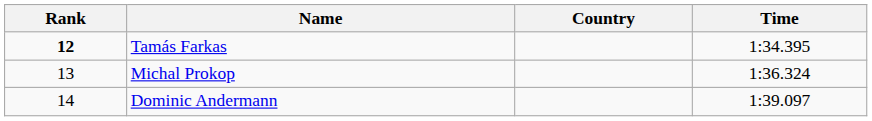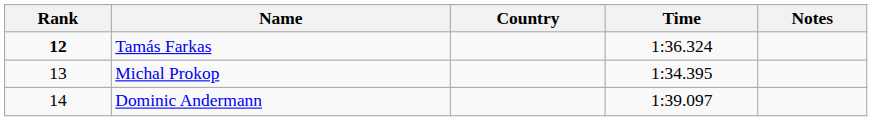+ column: (812, 18)
(780, 45) 1:34.395 -> (682, 45) 1:36.324
(780, 73) 1:36.324 -> (682, 73) 1:34.395
